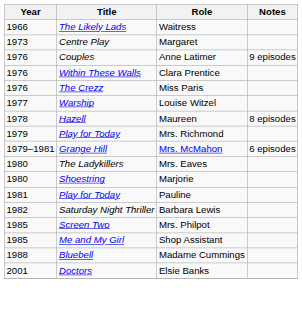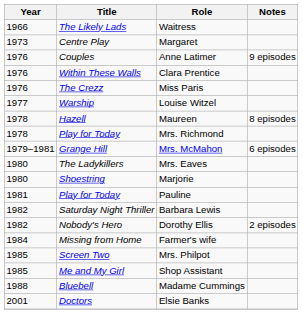(17, 133) 1979 -> (17, 133) 1978
+ row: (186, 225)
+ row: (188, 240)
